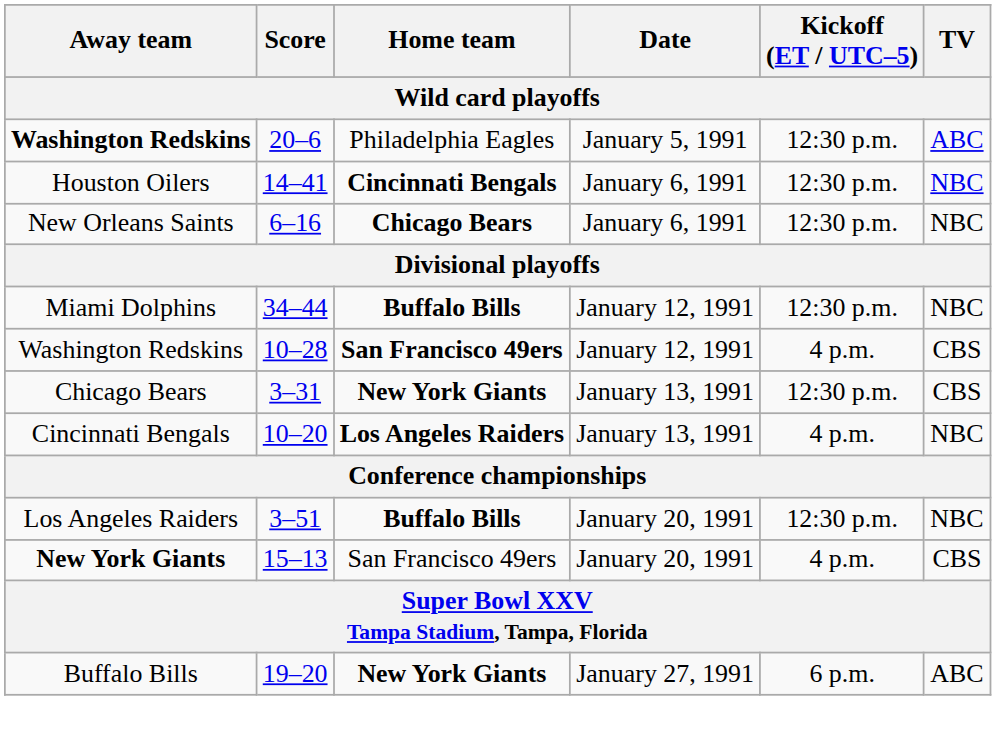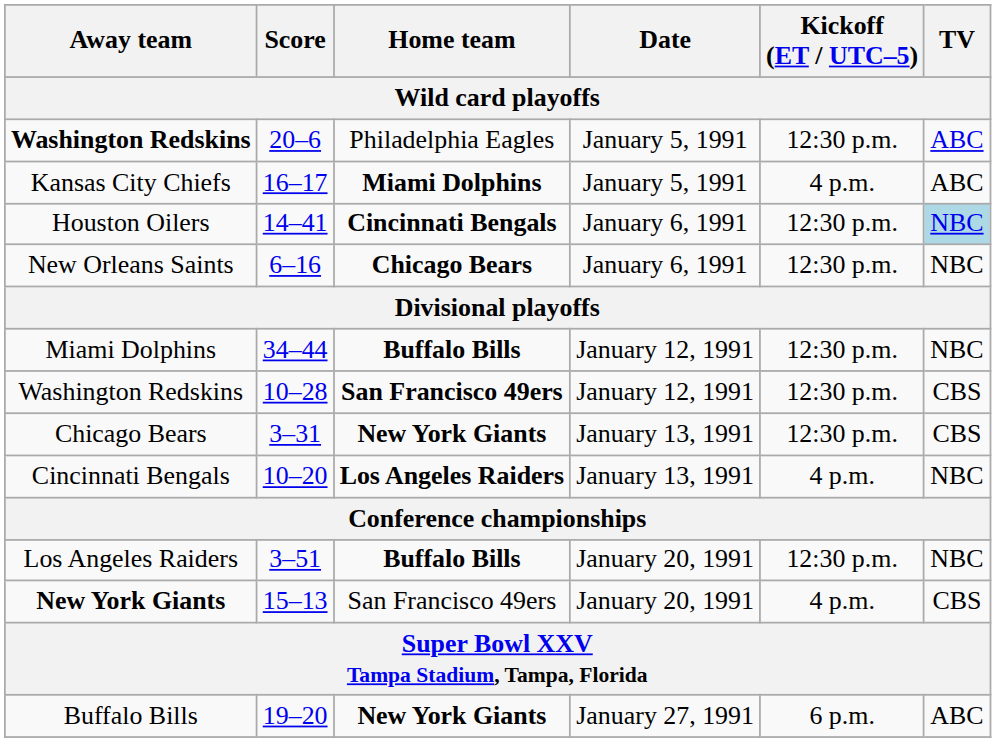+ row: (131, 181)
(957, 181) no background -> (957, 223) lightblue background
(842, 349) 4 p.m. -> (842, 391) 12:30 p.m.
